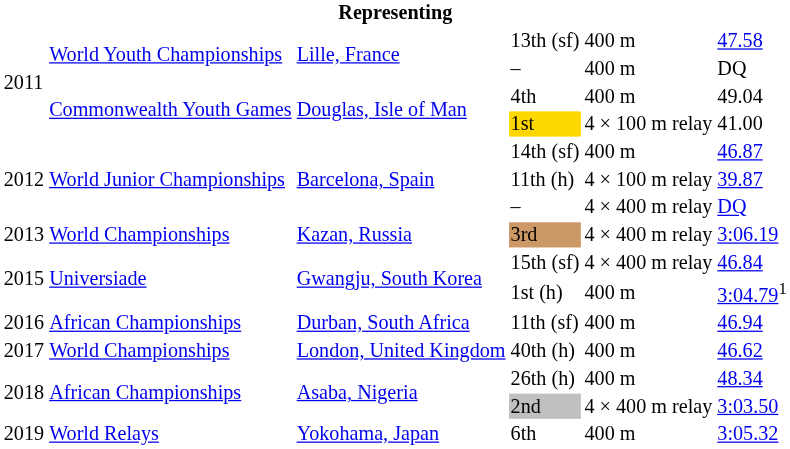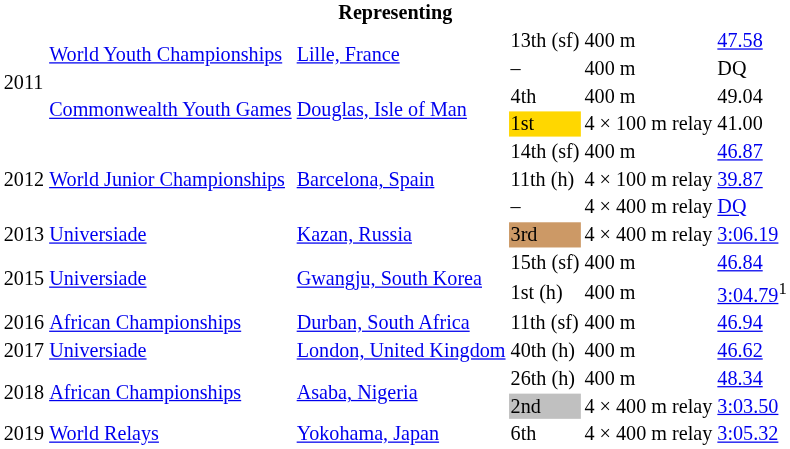(139, 234) World Championships -> (98, 234) Universiade
(648, 262) 4 × 400 m relay -> (610, 262) 400 m
(139, 351) World Championships -> (98, 351) Universiade
(610, 434) 400 m -> (648, 434) 4 × 400 m relay
